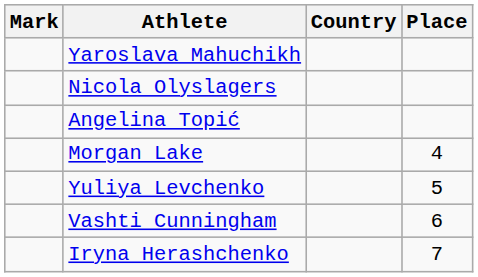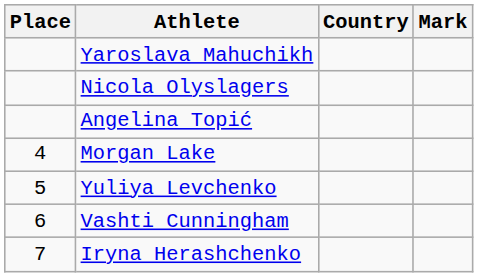columns swapped: (437, 21) <-> (34, 21)
